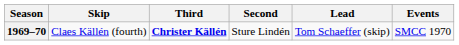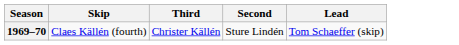- column: (423, 13)
(189, 31) bold -> (186, 31) normal
